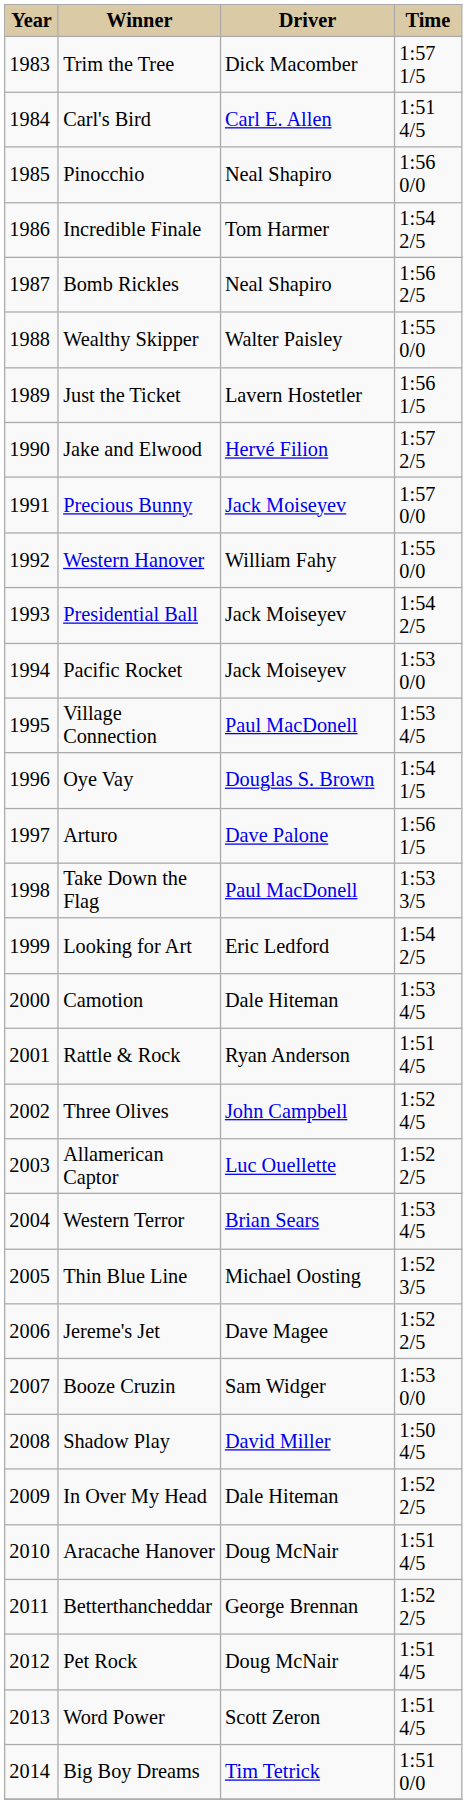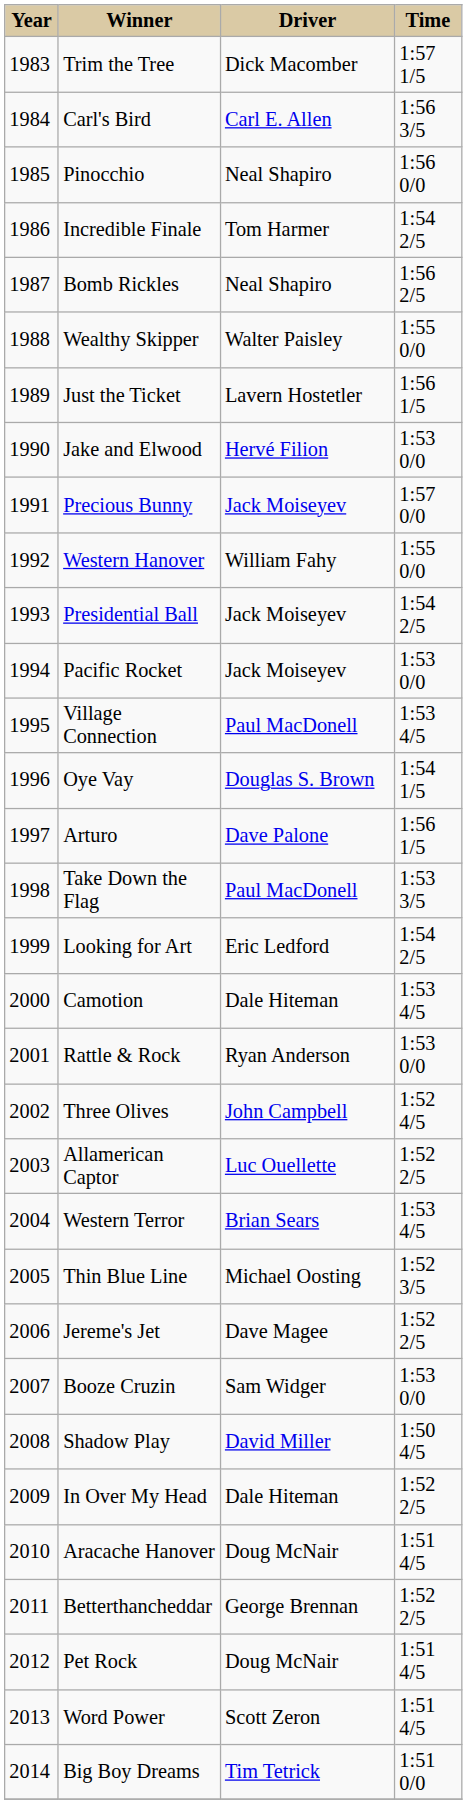(417, 119) 1:51 4/5 -> (417, 119) 1:56 3/5
(417, 449) 1:57 2/5 -> (417, 449) 1:53 0/0
(417, 1055) 1:51 4/5 -> (417, 1055) 1:53 0/0
